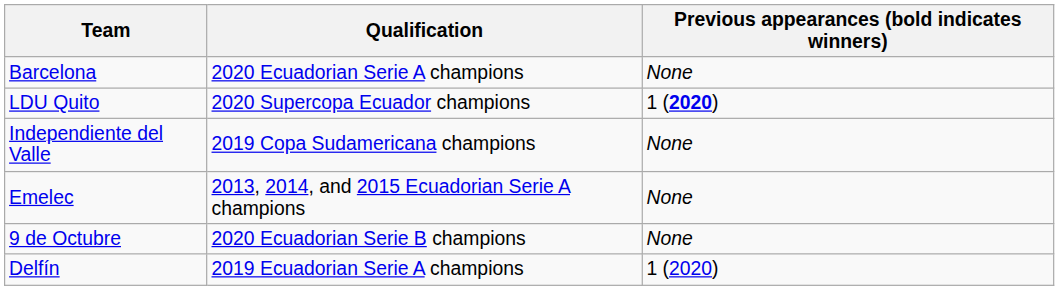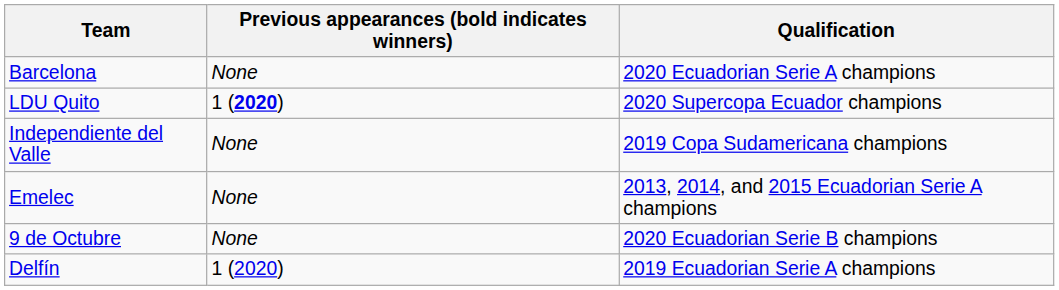columns swapped: (424, 30) <-> (848, 30)
